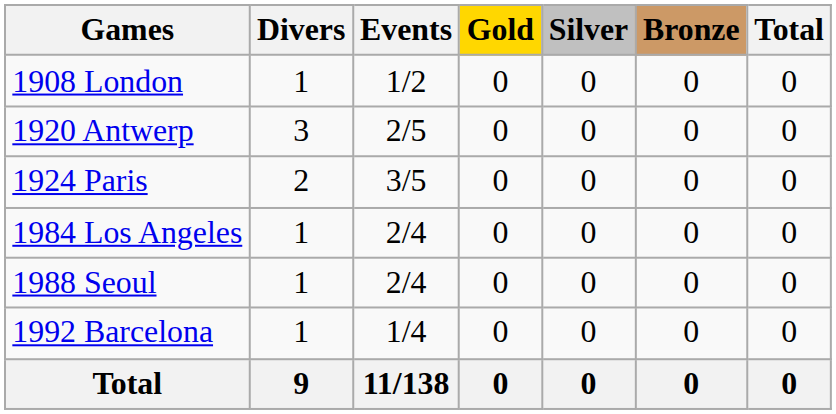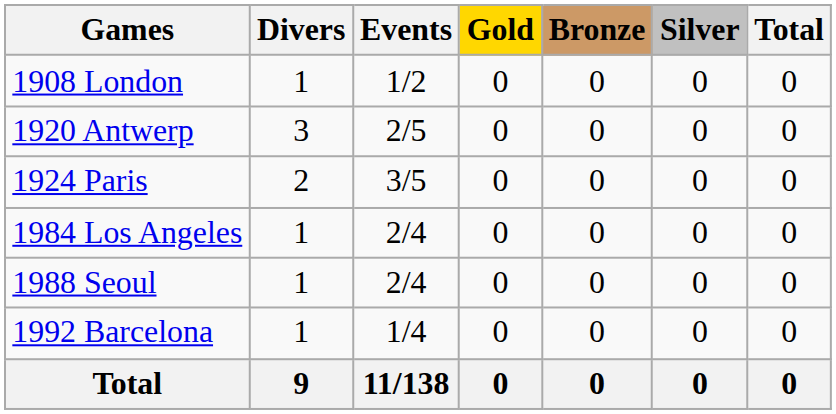columns swapped: (588, 29) <-> (691, 29)
